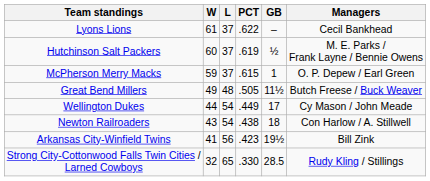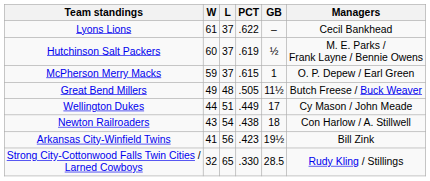(228, 106) 54 -> (228, 106) 51
